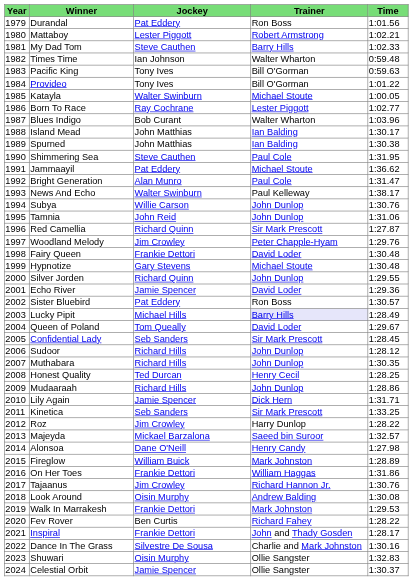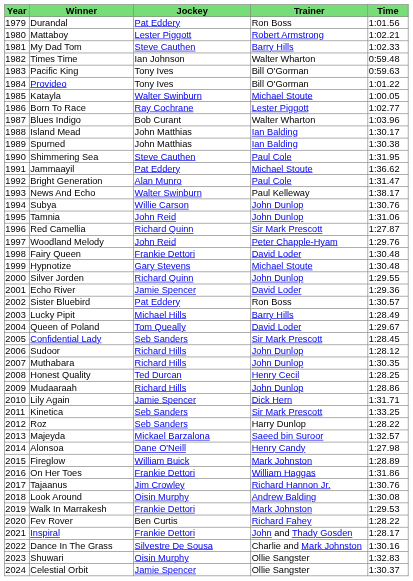(160, 241) Jim Crowley -> (155, 241) John Reid
(273, 314) lavender background -> (273, 314) no background
(160, 424) Jim Crowley -> (161, 424) Seb Sanders
